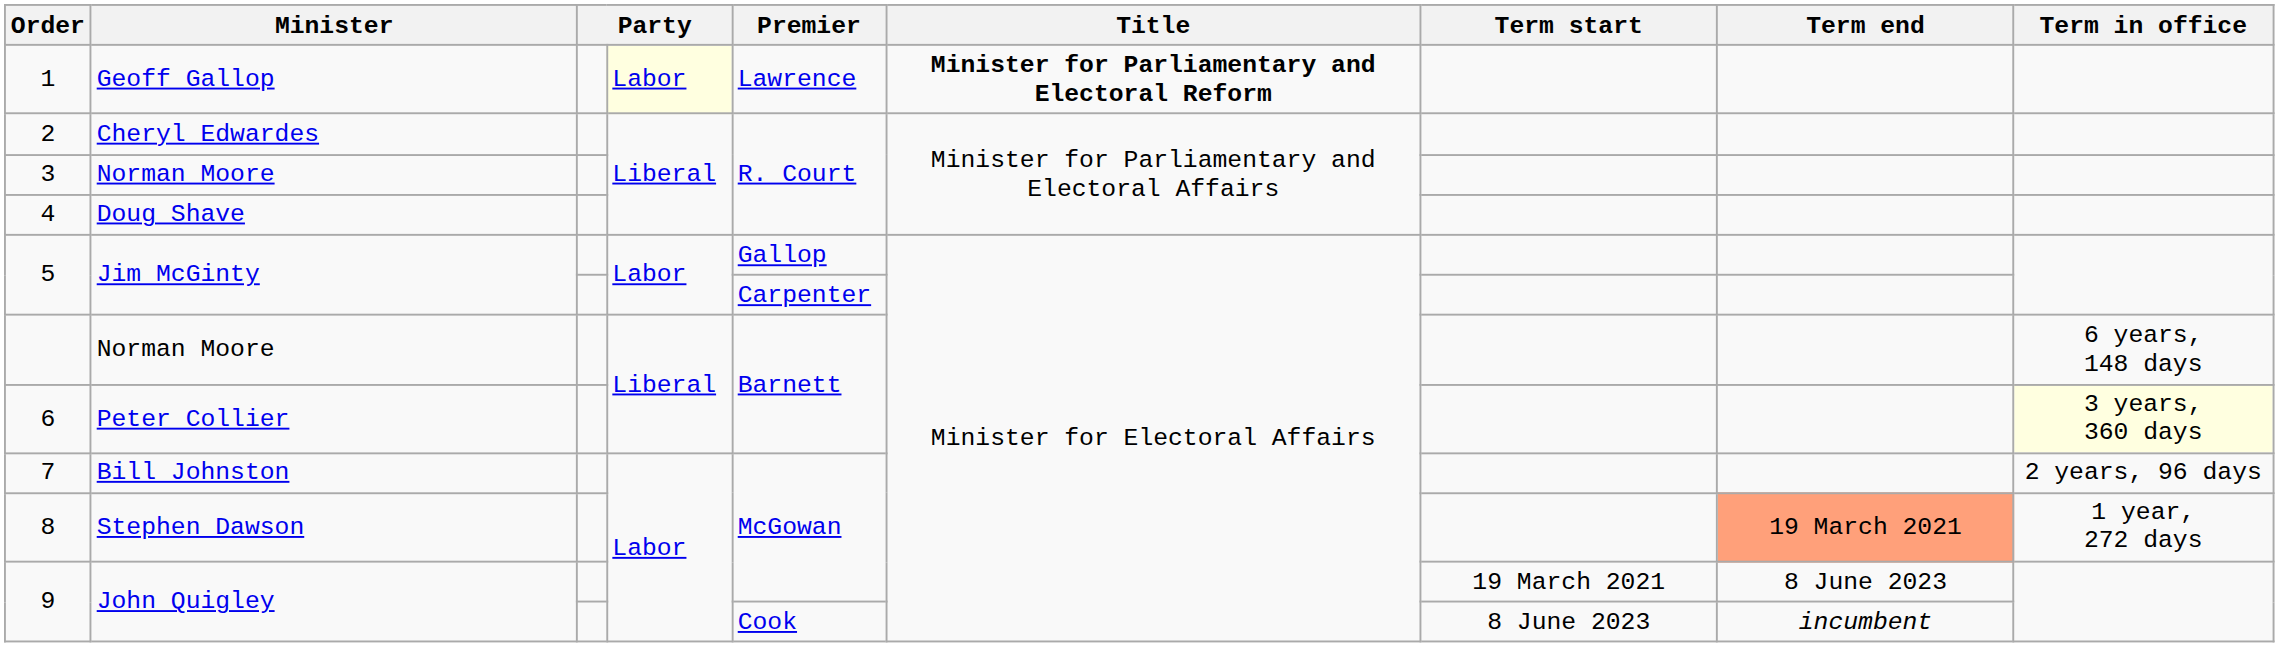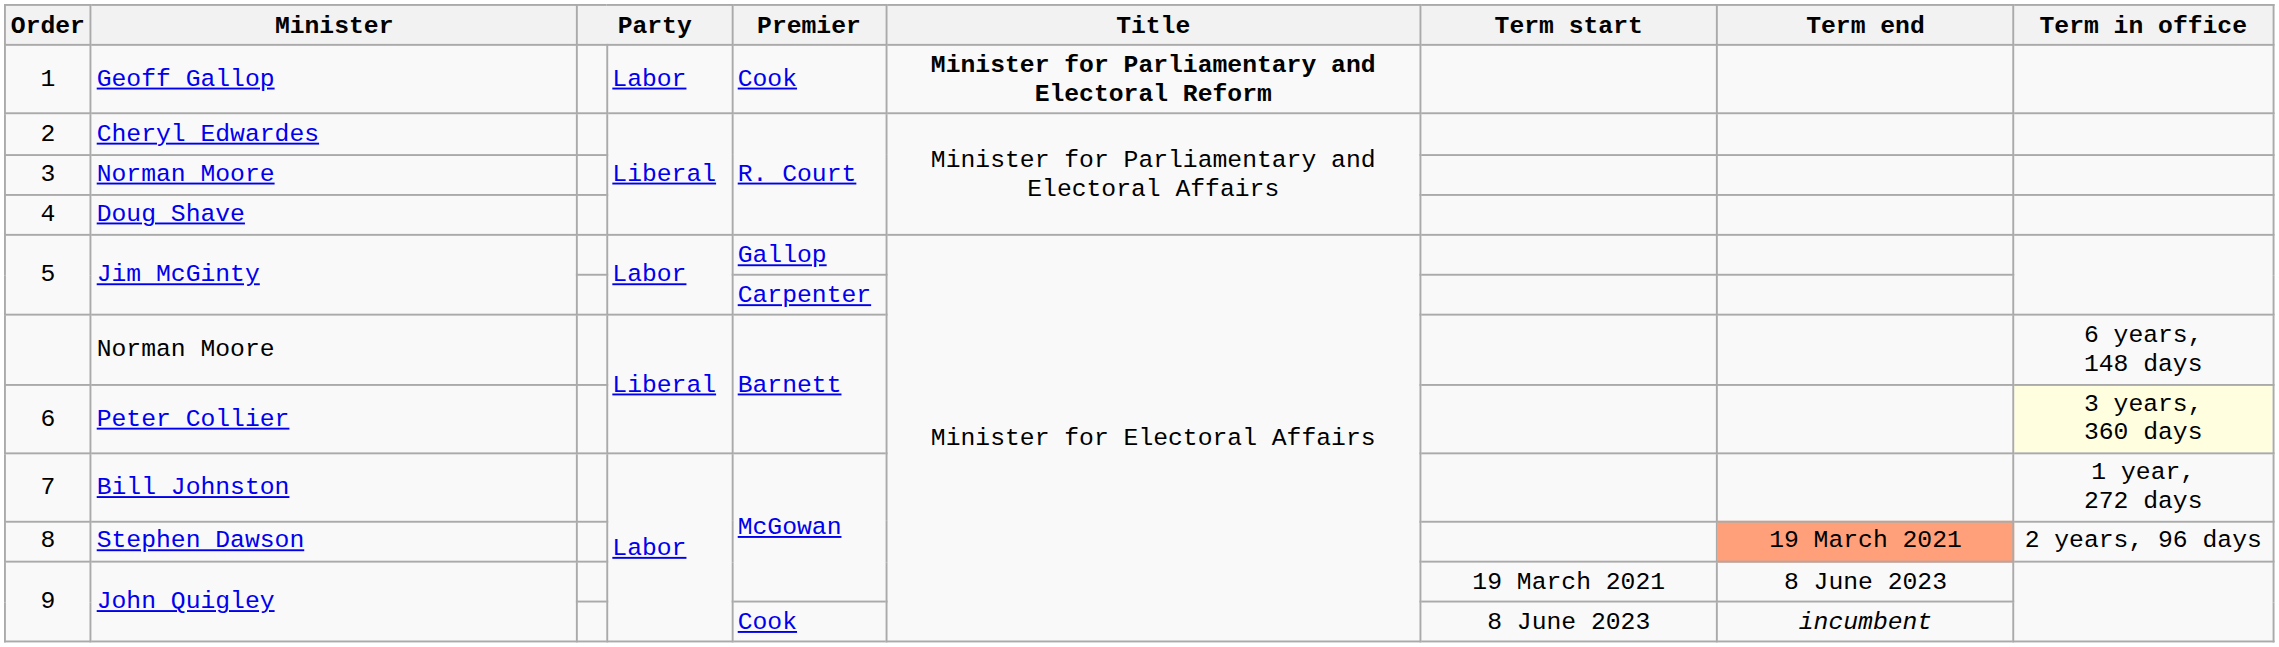(649, 80) lightyellow background -> (649, 80) no background
(797, 80) Lawrence -> (767, 80) Cook
(2143, 473) 2 years, 96 days -> (2143, 487) 1 year, 272 days
(2143, 527) 1 year, 272 days -> (2143, 542) 2 years, 96 days
